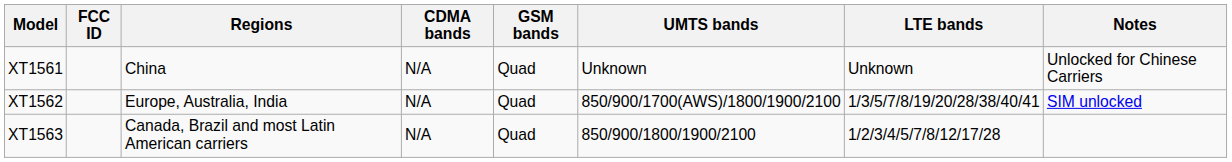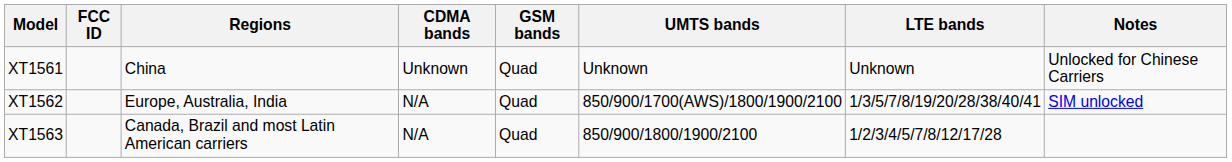(418, 68) N/A -> (435, 68) Unknown
